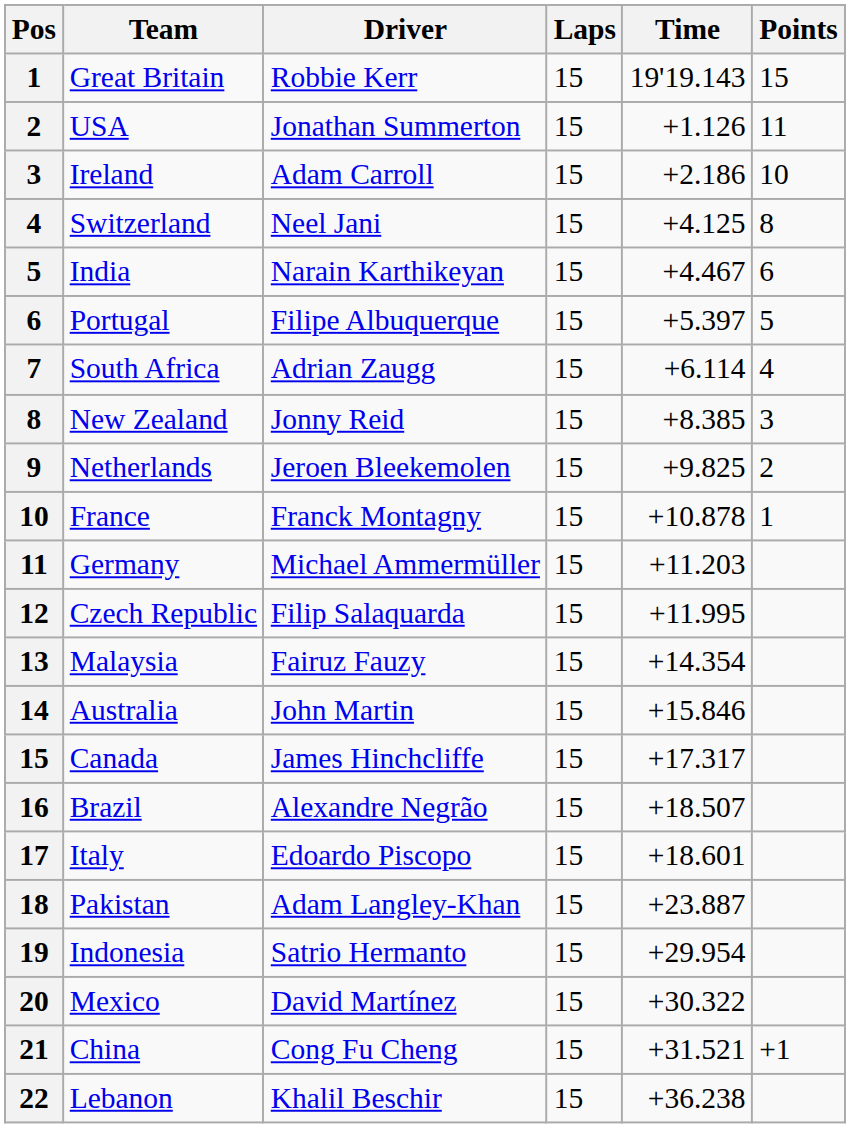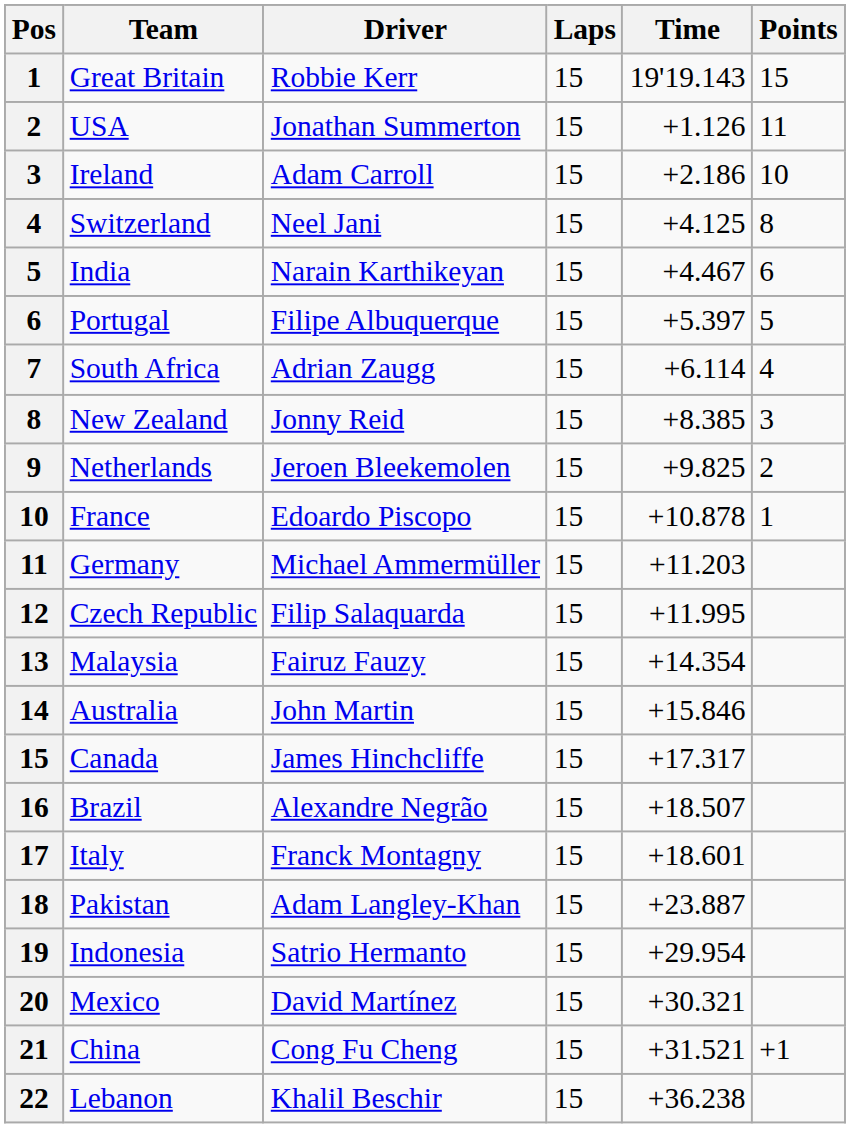(376, 515) Franck Montagny -> (371, 515) Edoardo Piscopo
(371, 855) Edoardo Piscopo -> (376, 855) Franck Montagny
(697, 1001) +30.322 -> (697, 1001) +30.321
